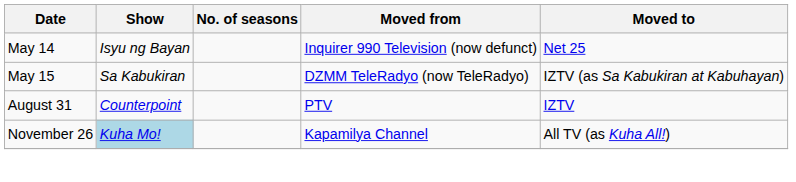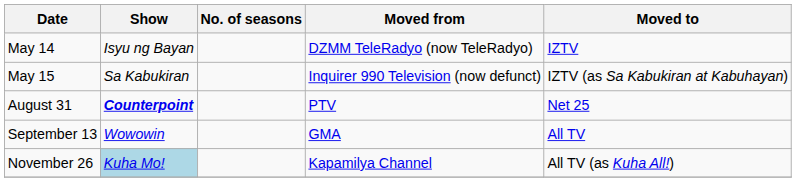(421, 48) Inquirer 990 Television (now defunct) -> (421, 48) DZMM TeleRadyo (now TeleRadyo)
(564, 48) Net 25 -> (563, 48) IZTV
(417, 76) DZMM TeleRadyo (now TeleRadyo) -> (425, 76) Inquirer 990 Television (now defunct)
(141, 105) normal -> (148, 105) bold
(559, 105) IZTV -> (568, 105) Net 25
+ row: (52, 134)
